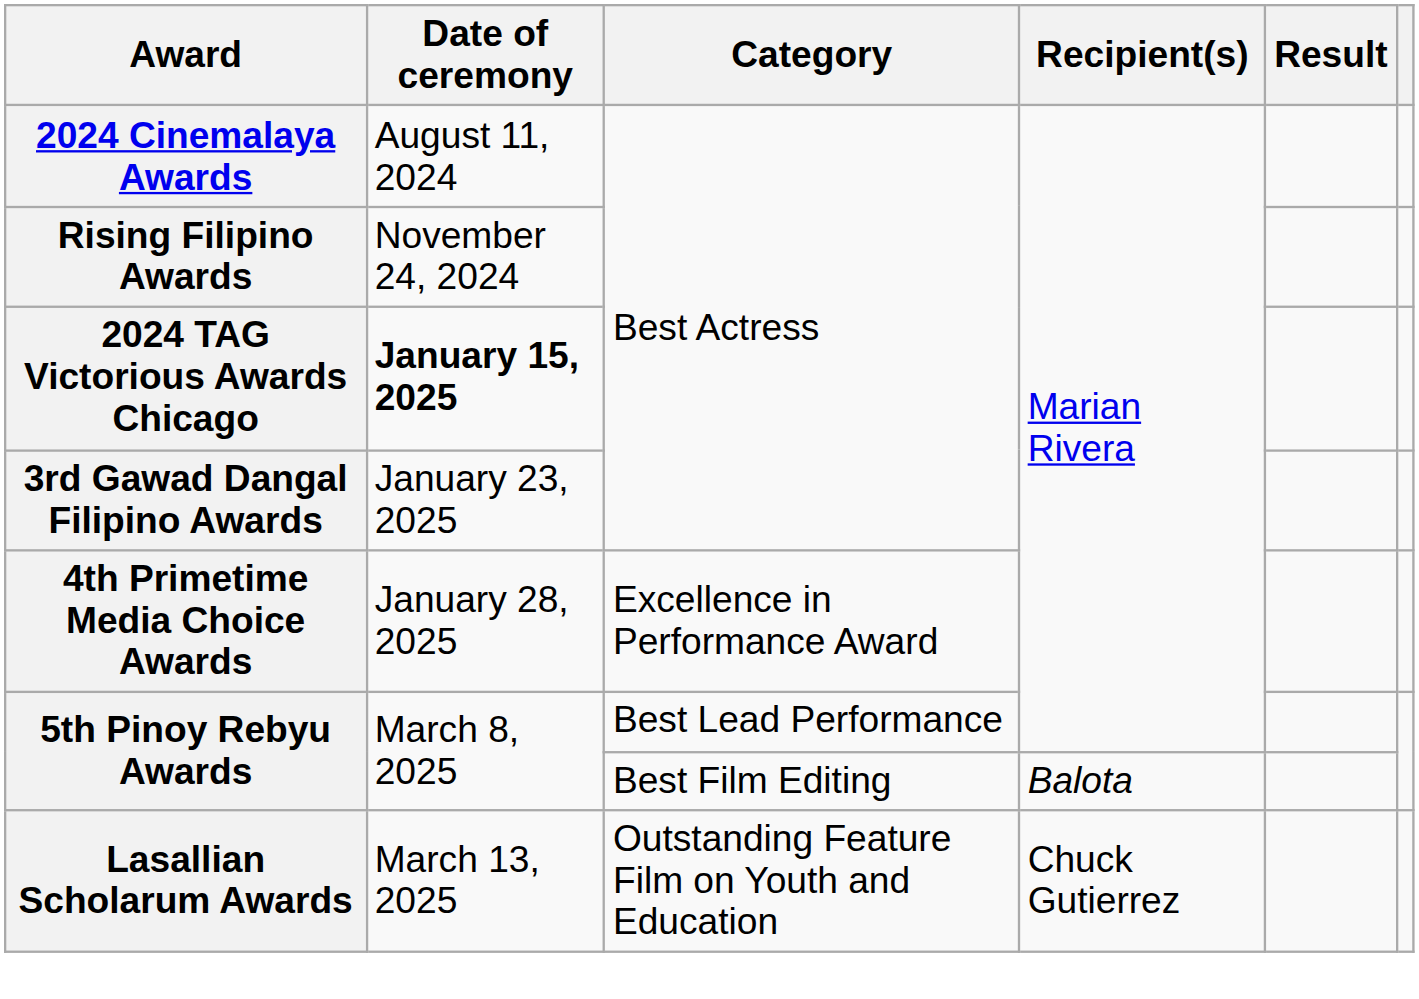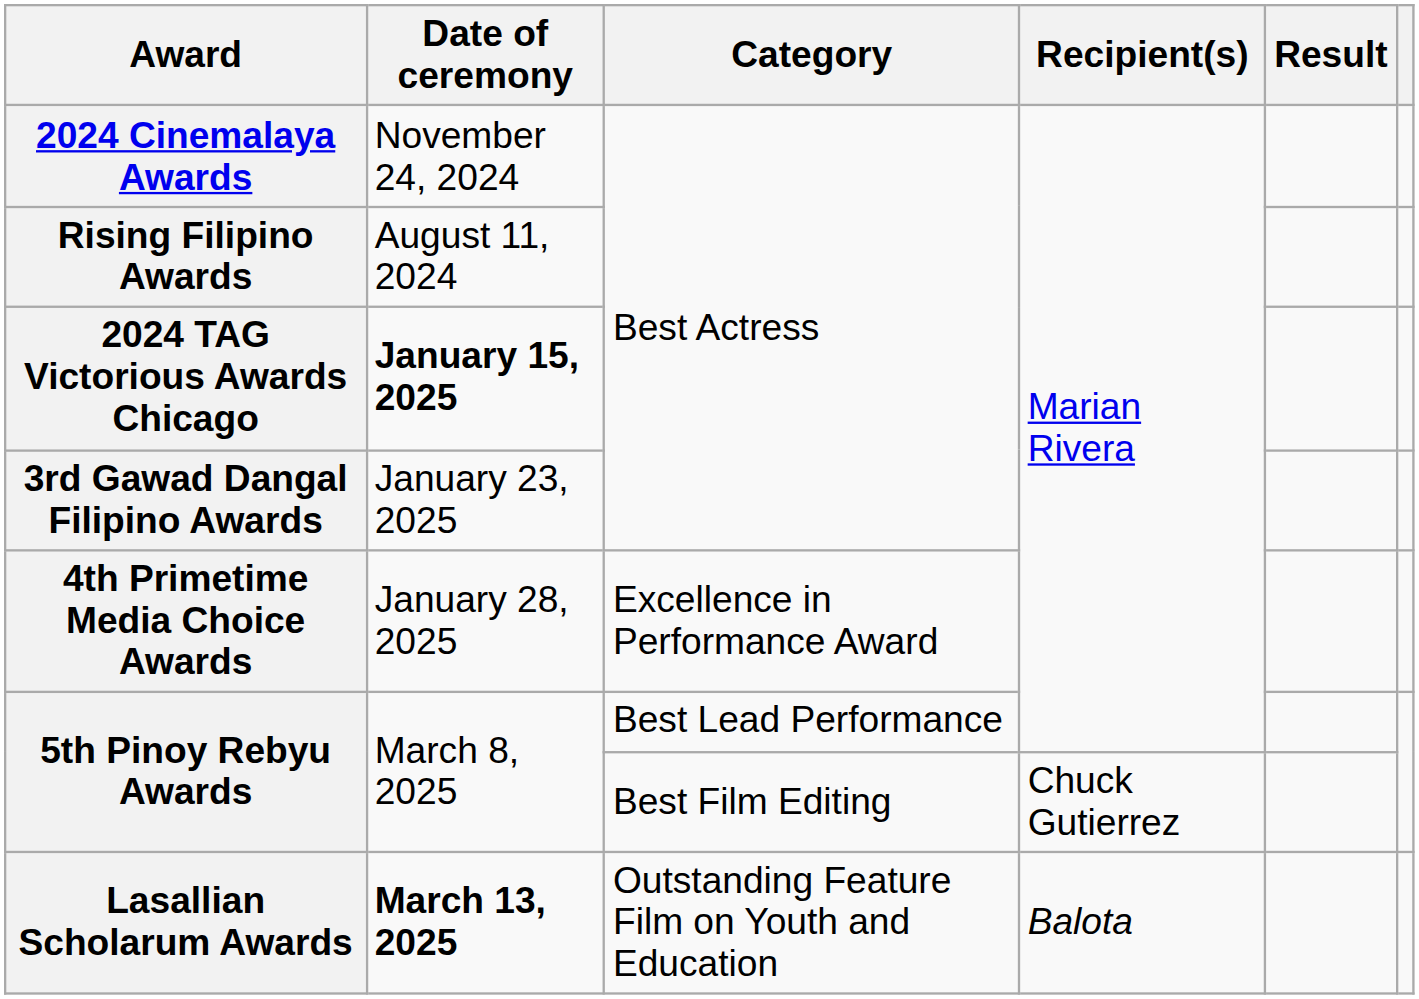(462, 155) August 11, 2024 -> (460, 155) November 24, 2024
(460, 256) November 24, 2024 -> (462, 256) August 11, 2024
(1080, 780) Balota -> (1104, 800) Chuck Gutierrez
(457, 880) normal -> (460, 922) bold
(1104, 880) Chuck Gutierrez -> (1080, 922) Balota
